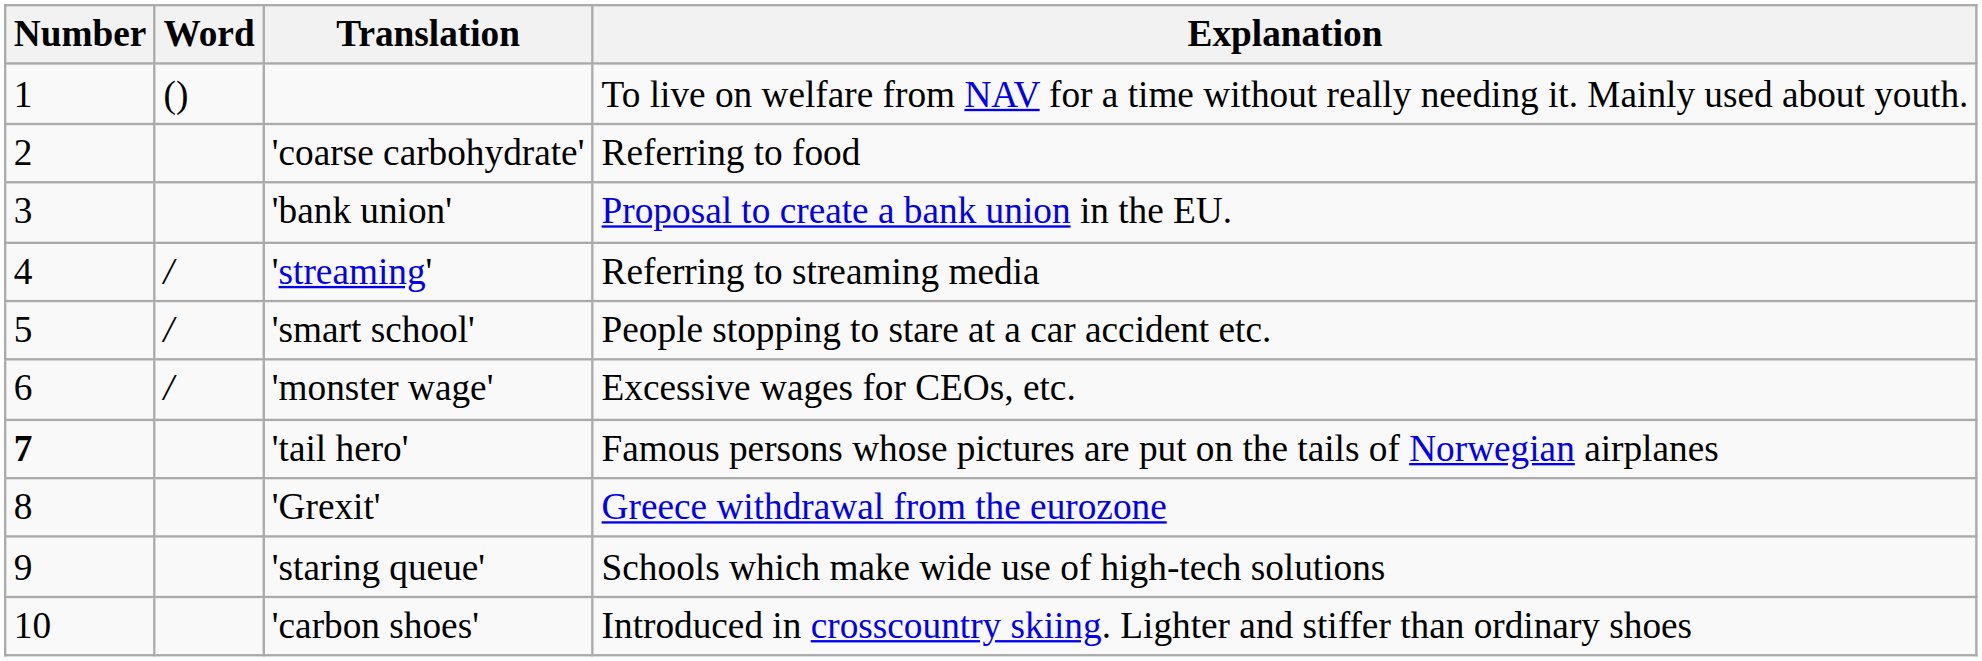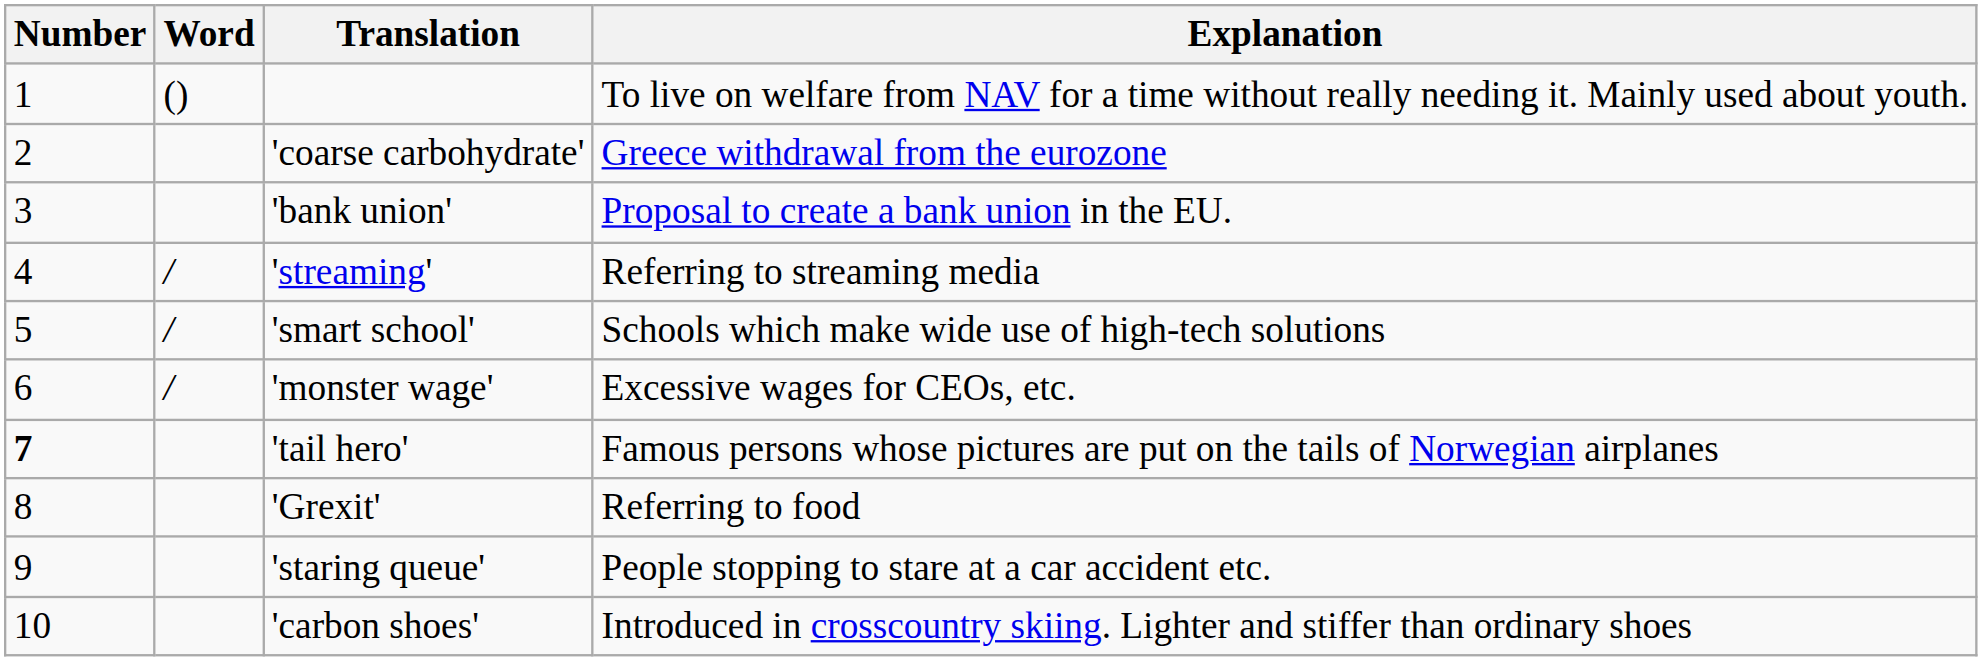(731, 152) Referring to food -> (884, 152) Greece withdrawal from the eurozone
(936, 329) People stopping to stare at a car accident etc. -> (993, 329) Schools which make wide use of high-tech solutions
(884, 507) Greece withdrawal from the eurozone -> (731, 507) Referring to food
(993, 566) Schools which make wide use of high-tech solutions -> (936, 566) People stopping to stare at a car accident etc.
